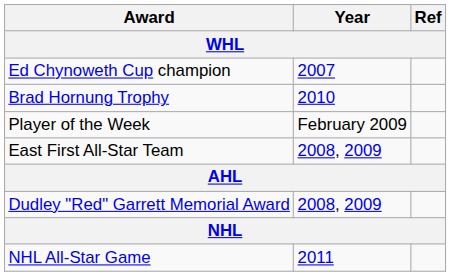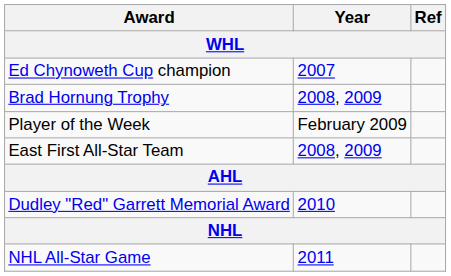(316, 97) 2010 -> (340, 97) 2008, 2009
(340, 204) 2008, 2009 -> (316, 204) 2010
